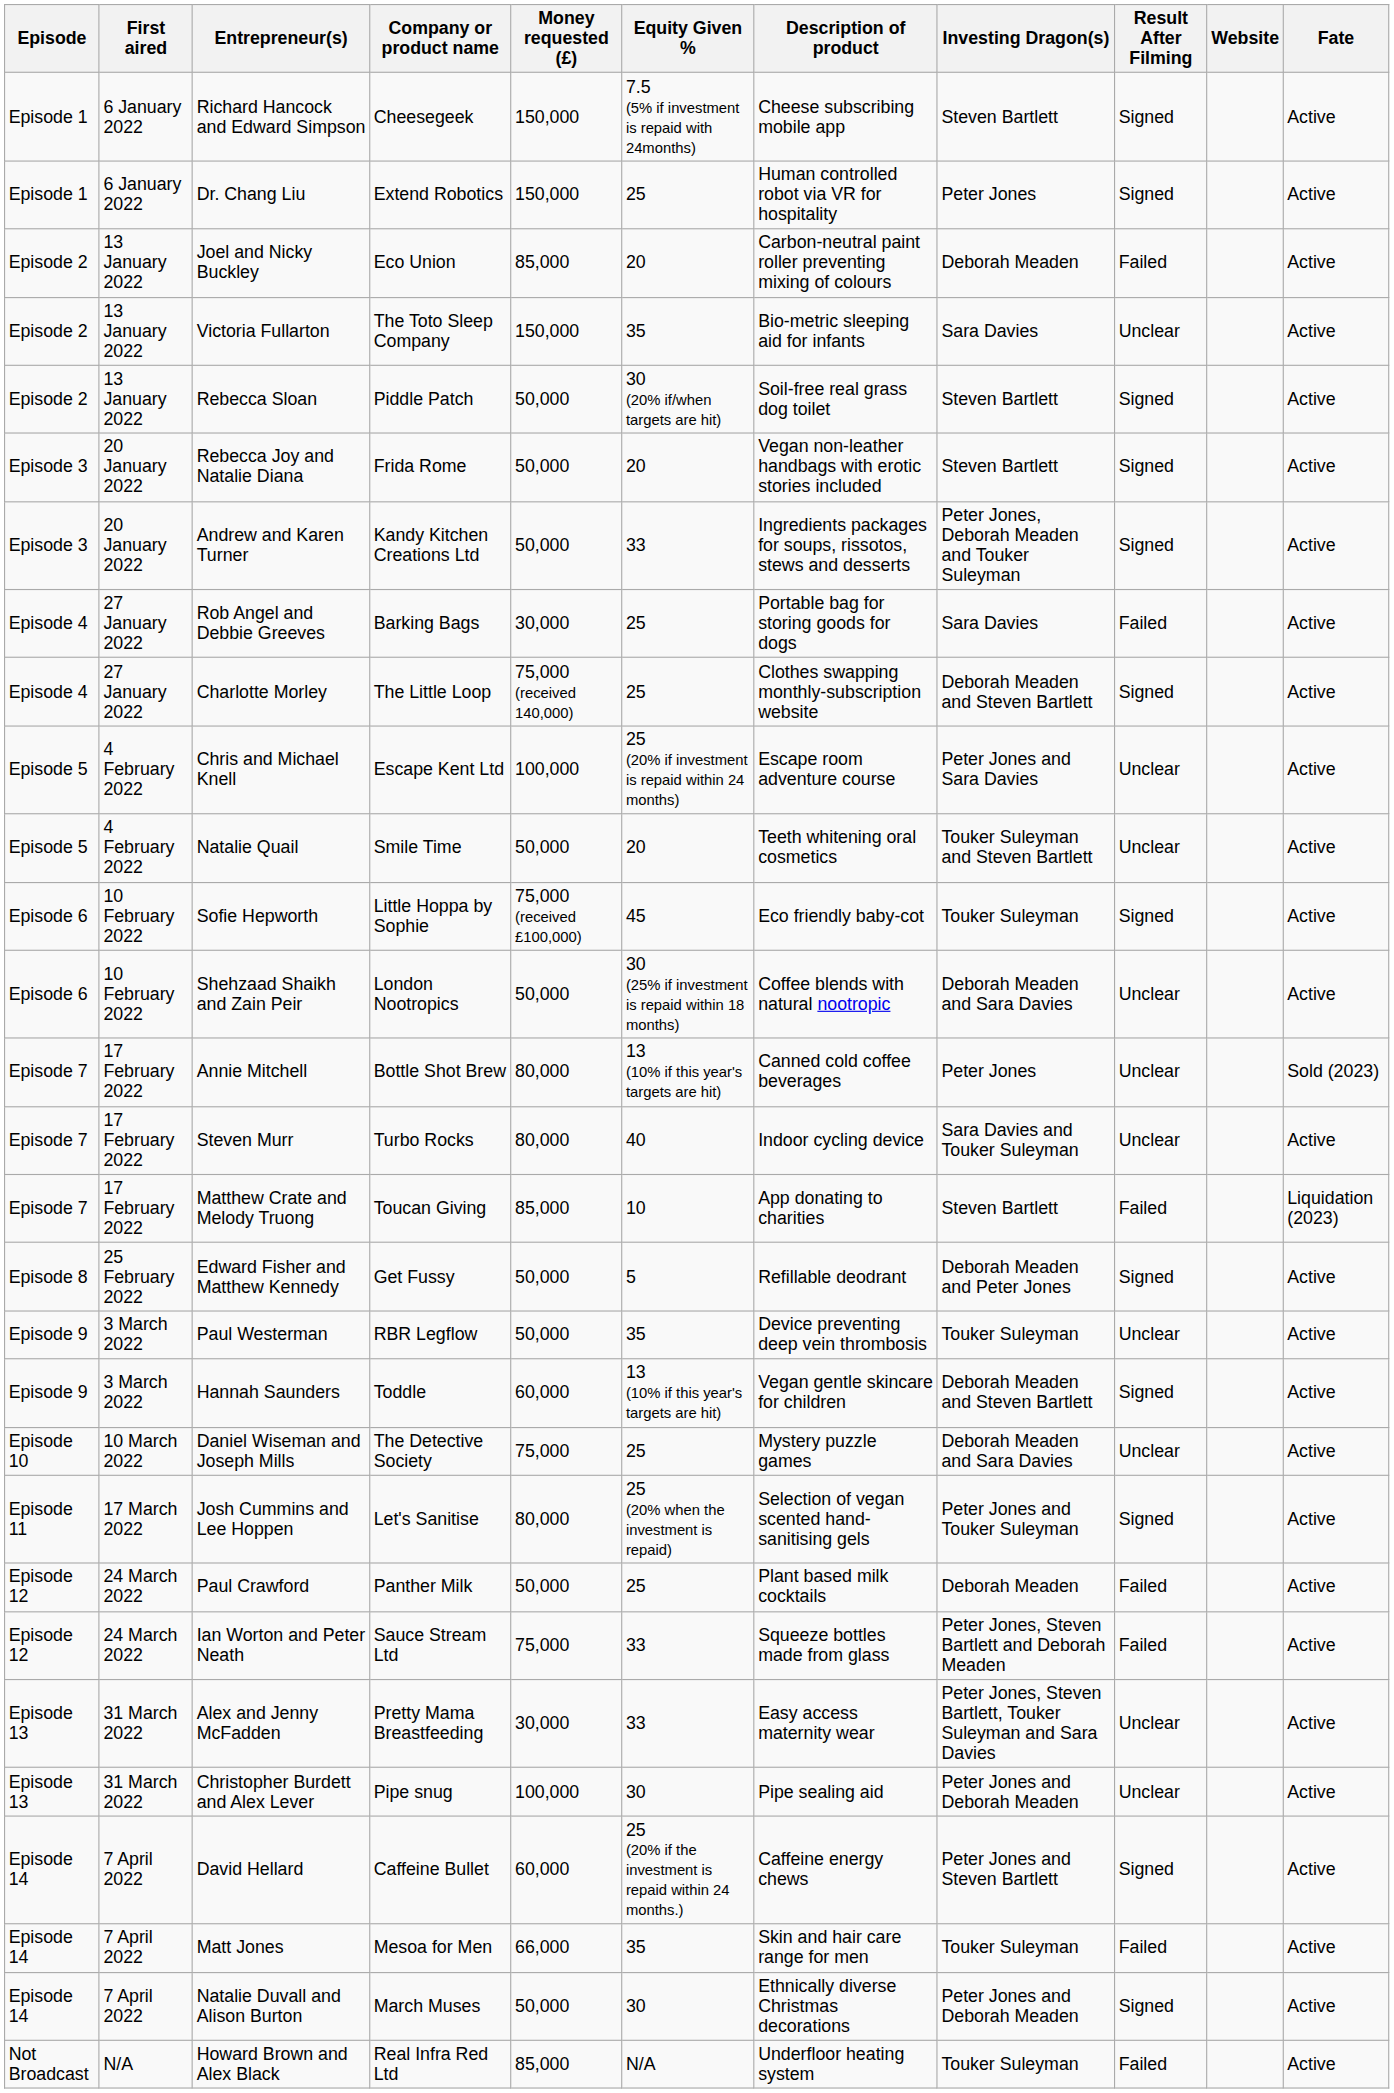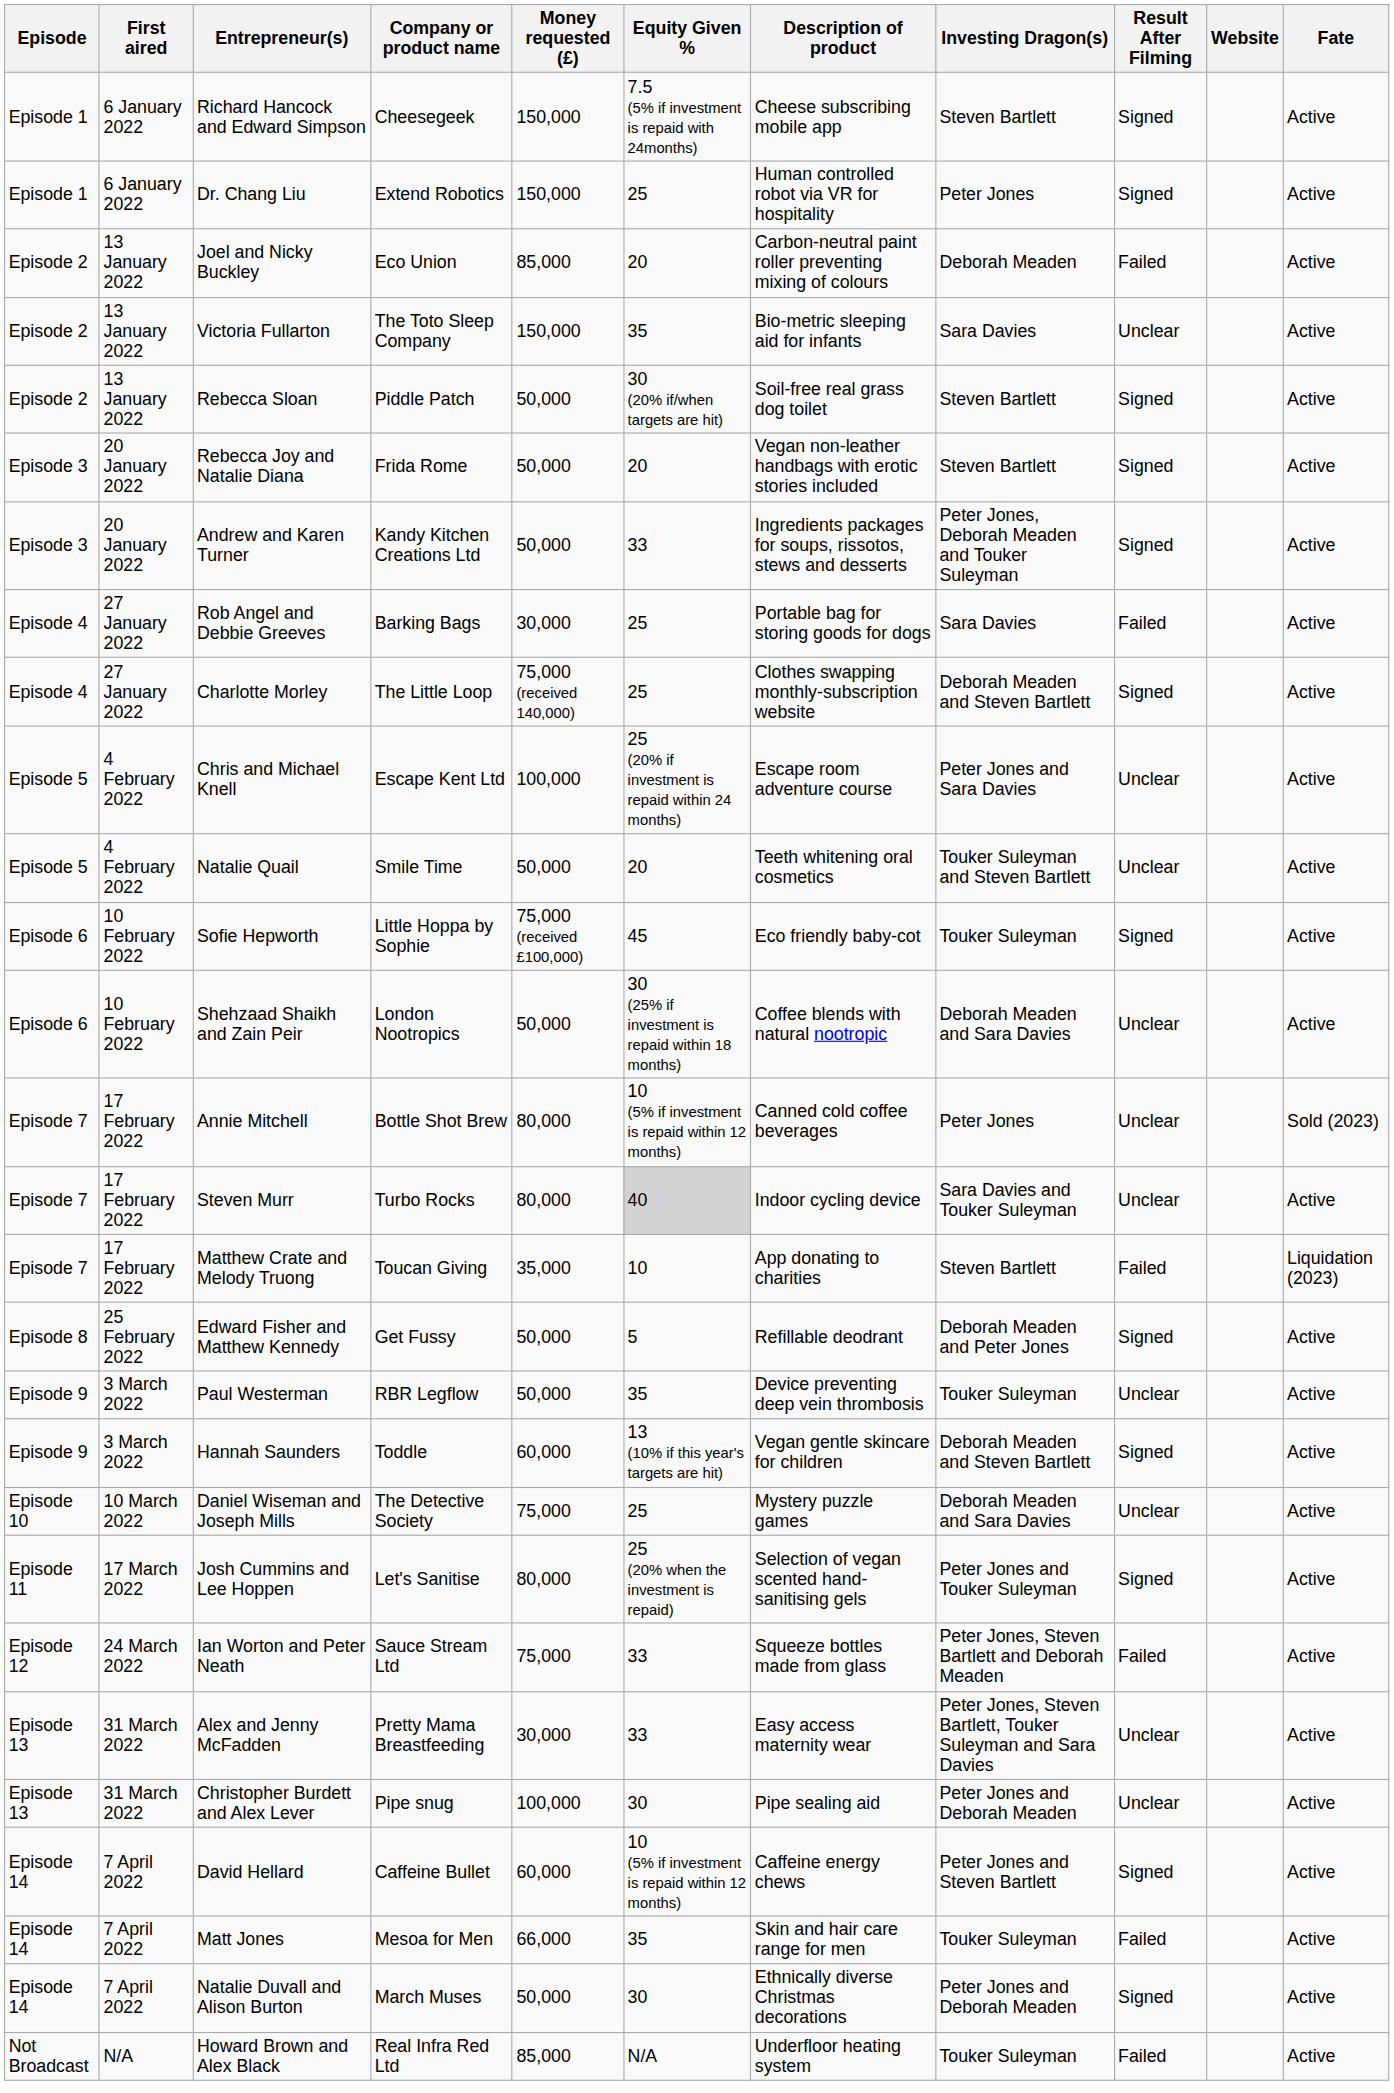(684, 1072) 13 (10% if this year's targets are hit) -> (687, 1122) 10 (5% if investment is repaid within 12 months)
(636, 1140) no background -> (637, 1200) lightgrey background
(542, 1208) 85,000 -> (544, 1268) 35,000
- row: (253, 1587)
(678, 1869) 25 (20% if the investment is repaid within 24 months.) -> (687, 1871) 10 (5% if investment is repaid within 12 months)
